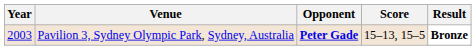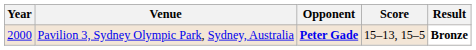(20, 35) 2003 -> (20, 35) 2000
